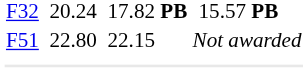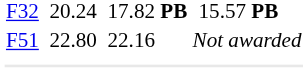(131, 40) 22.15 -> (131, 40) 22.16
